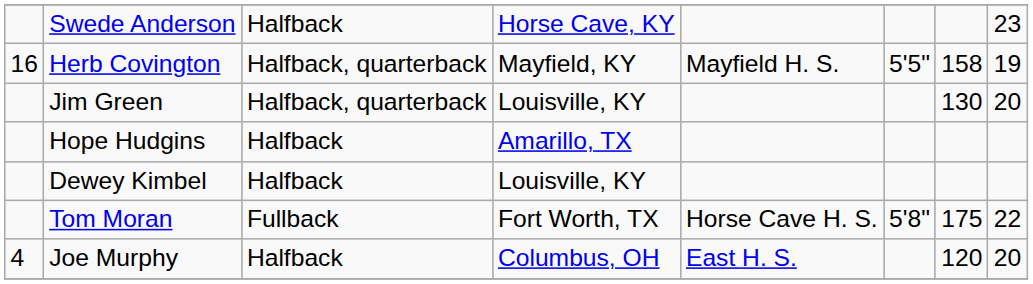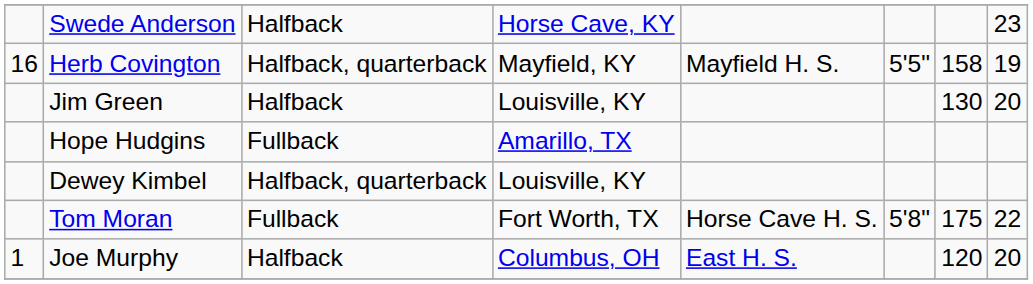(367, 102) Halfback, quarterback -> (295, 102) Halfback
(295, 141) Halfback -> (293, 141) Fullback
(295, 180) Halfback -> (367, 180) Halfback, quarterback
(17, 258) 4 -> (17, 258) 1
